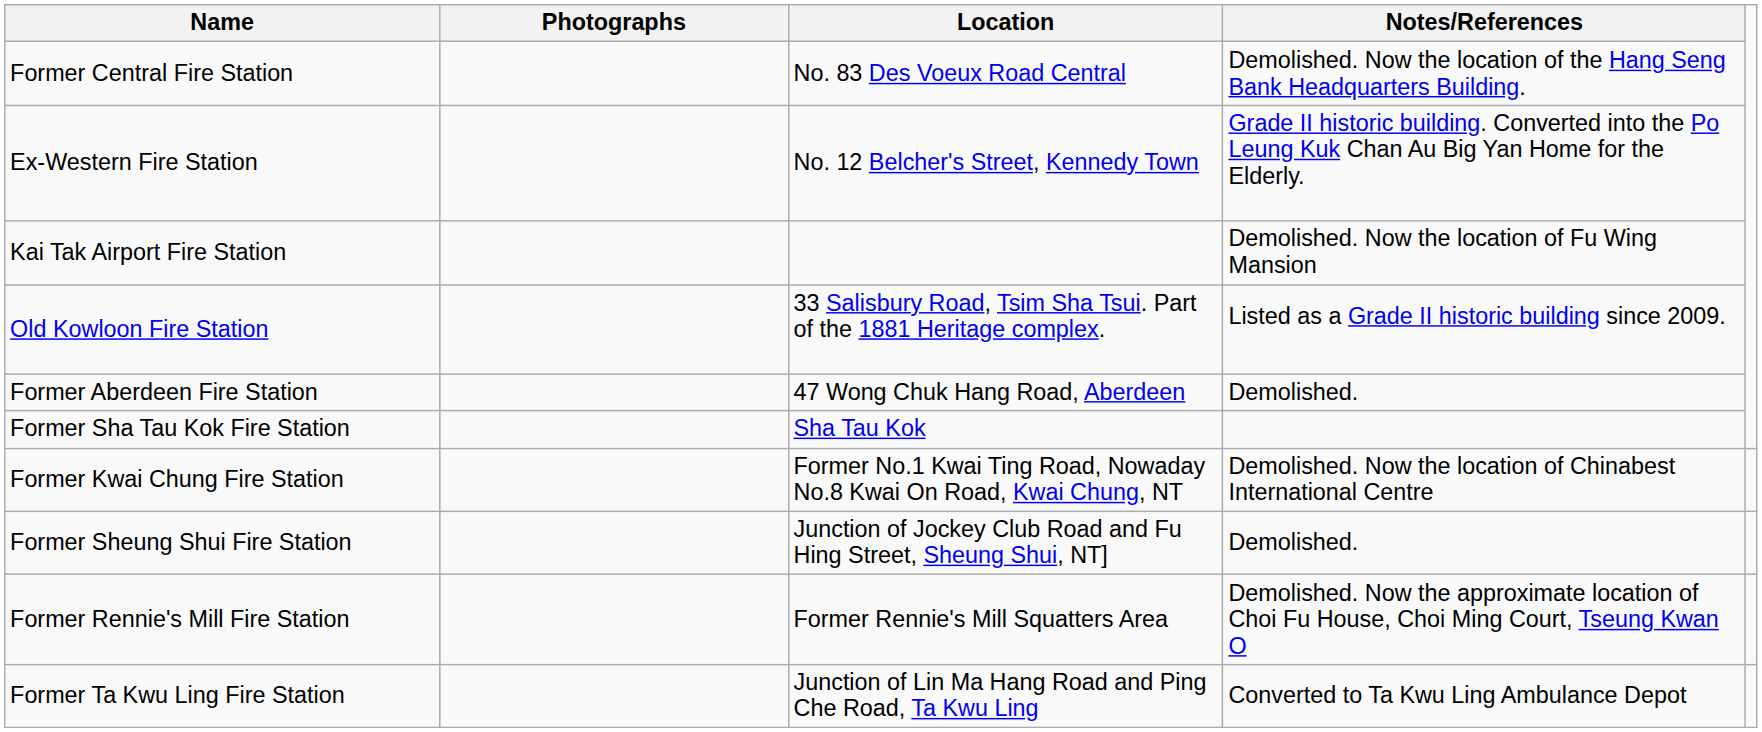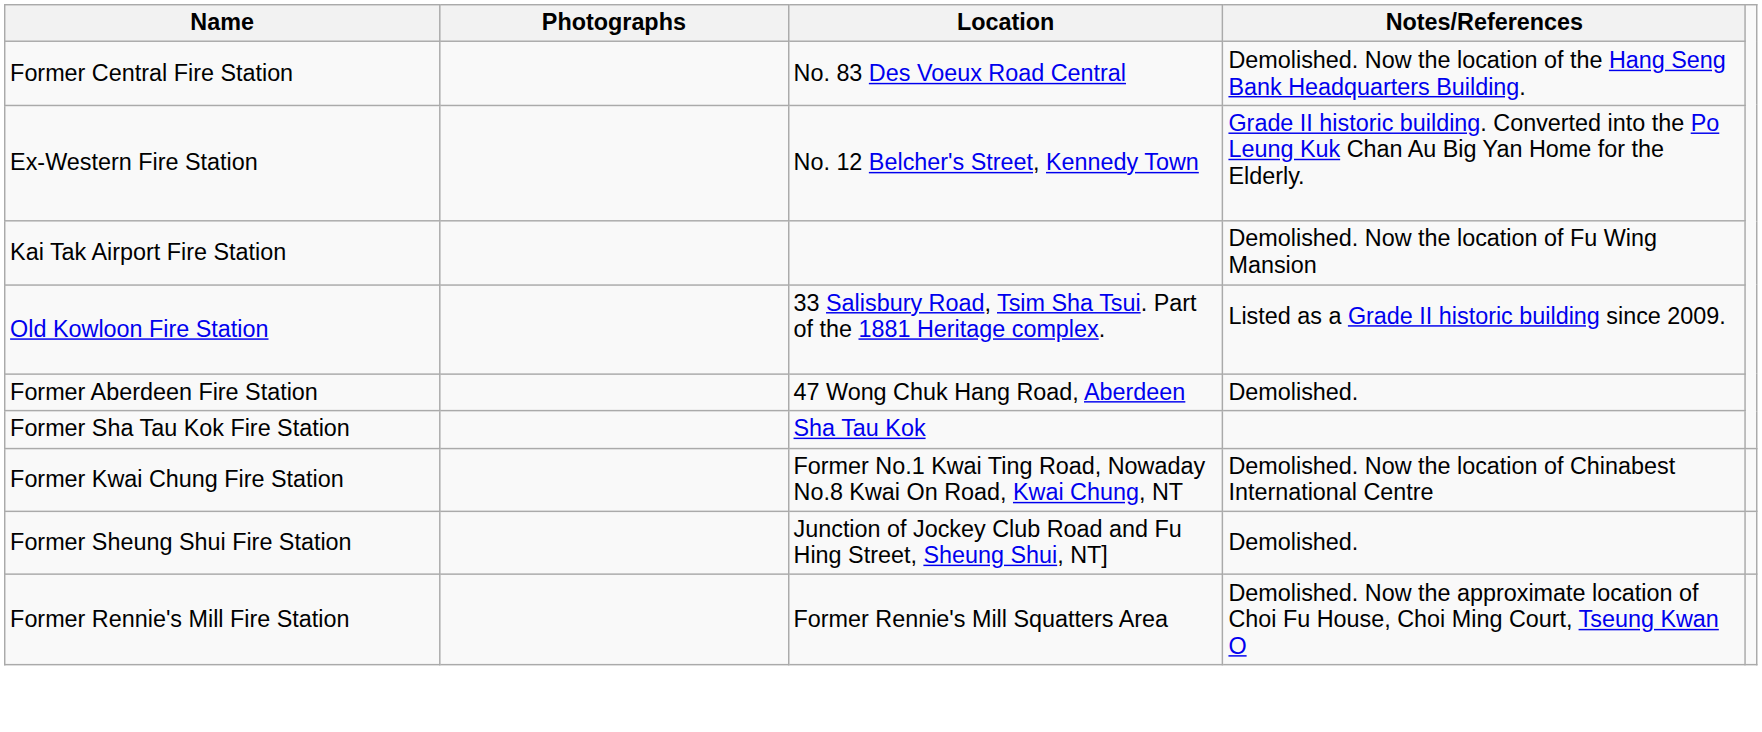- row: (177, 695)
